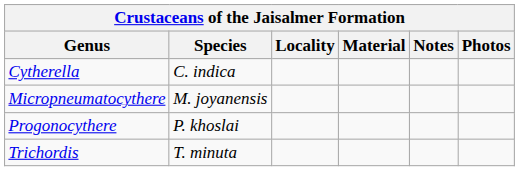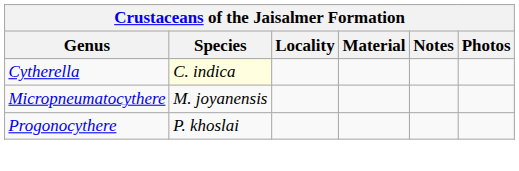(204, 71) no background -> (204, 71) lightyellow background
- row: (43, 152)
